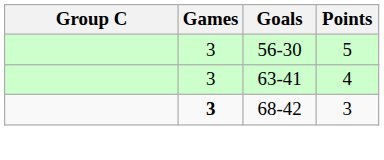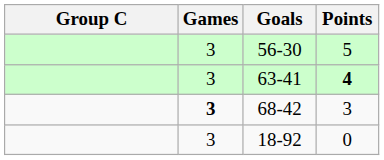(347, 79) normal -> (347, 79) bold
+ row: (280, 139)
